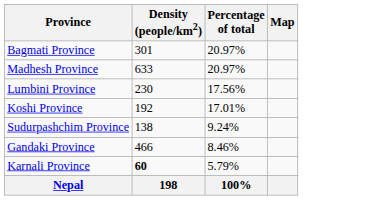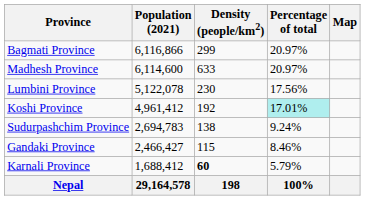+ column: (163, 22)
(144, 50) 301 -> (206, 50) 299
(226, 108) no background -> (289, 108) paleturquoise background
(144, 146) 466 -> (206, 146) 115
